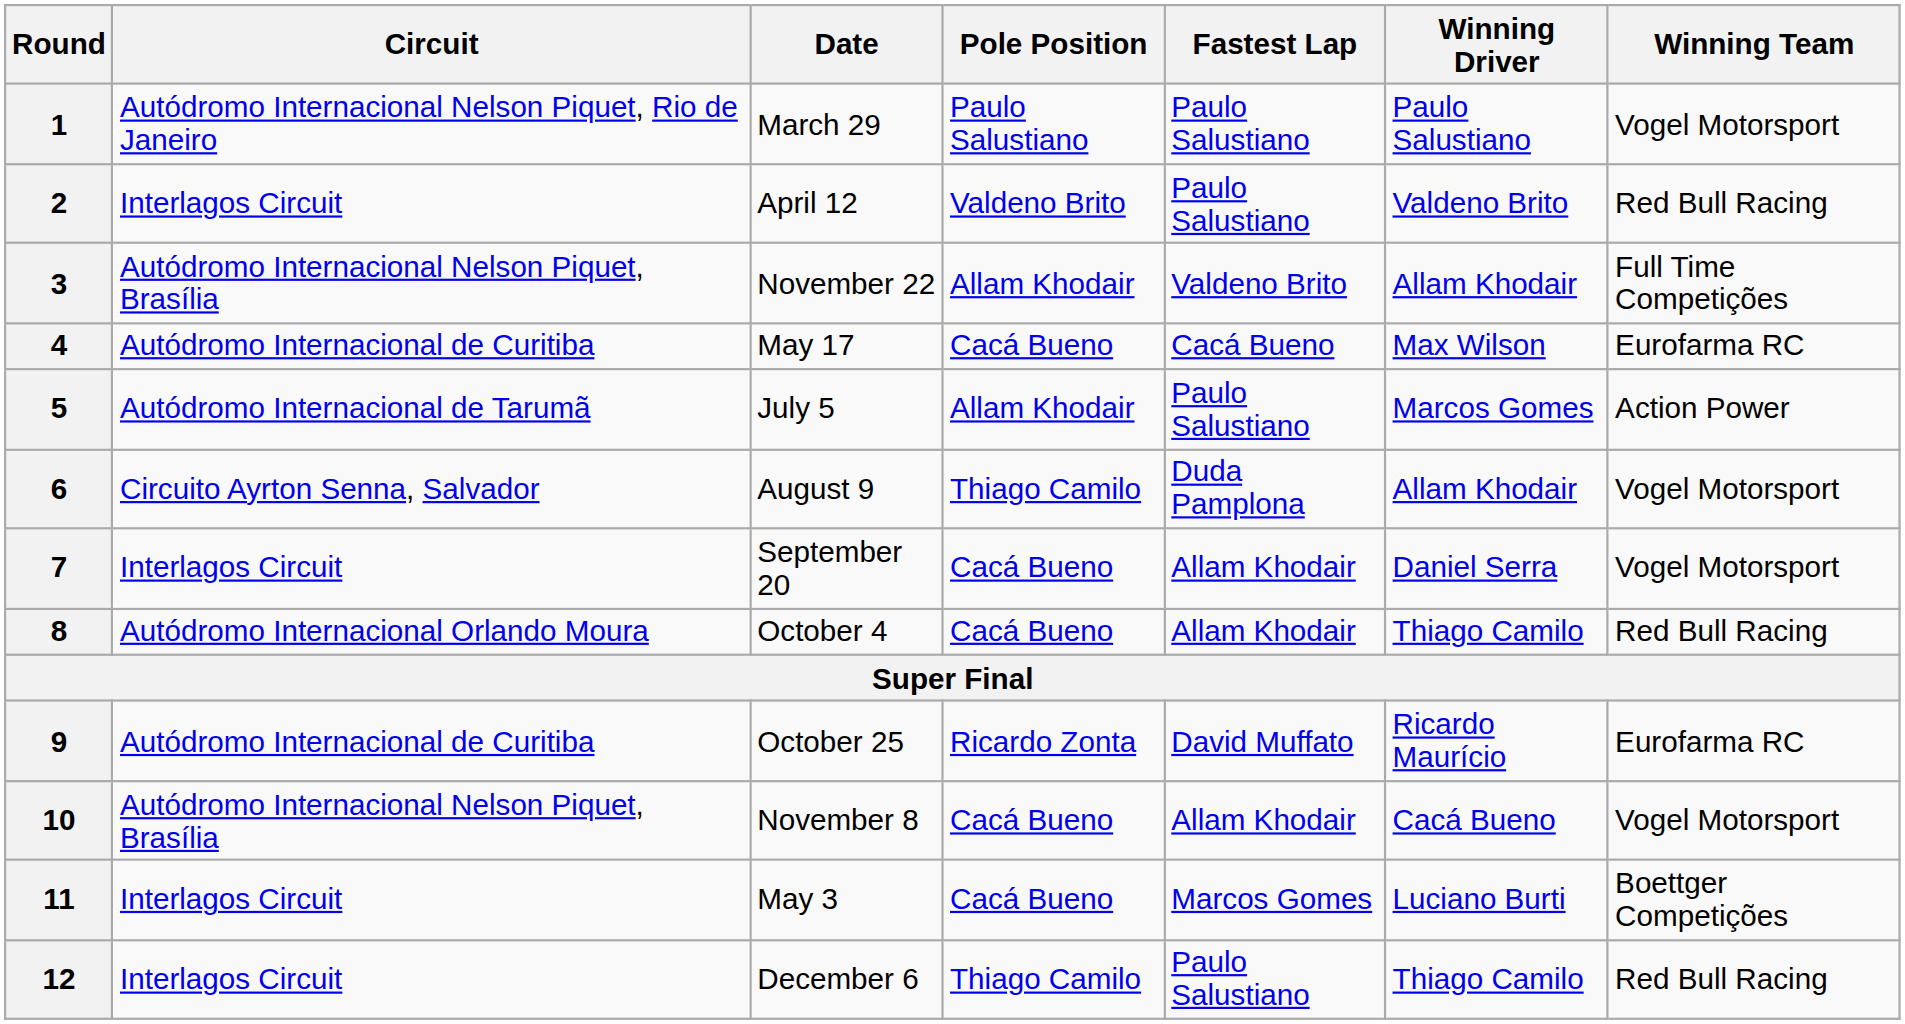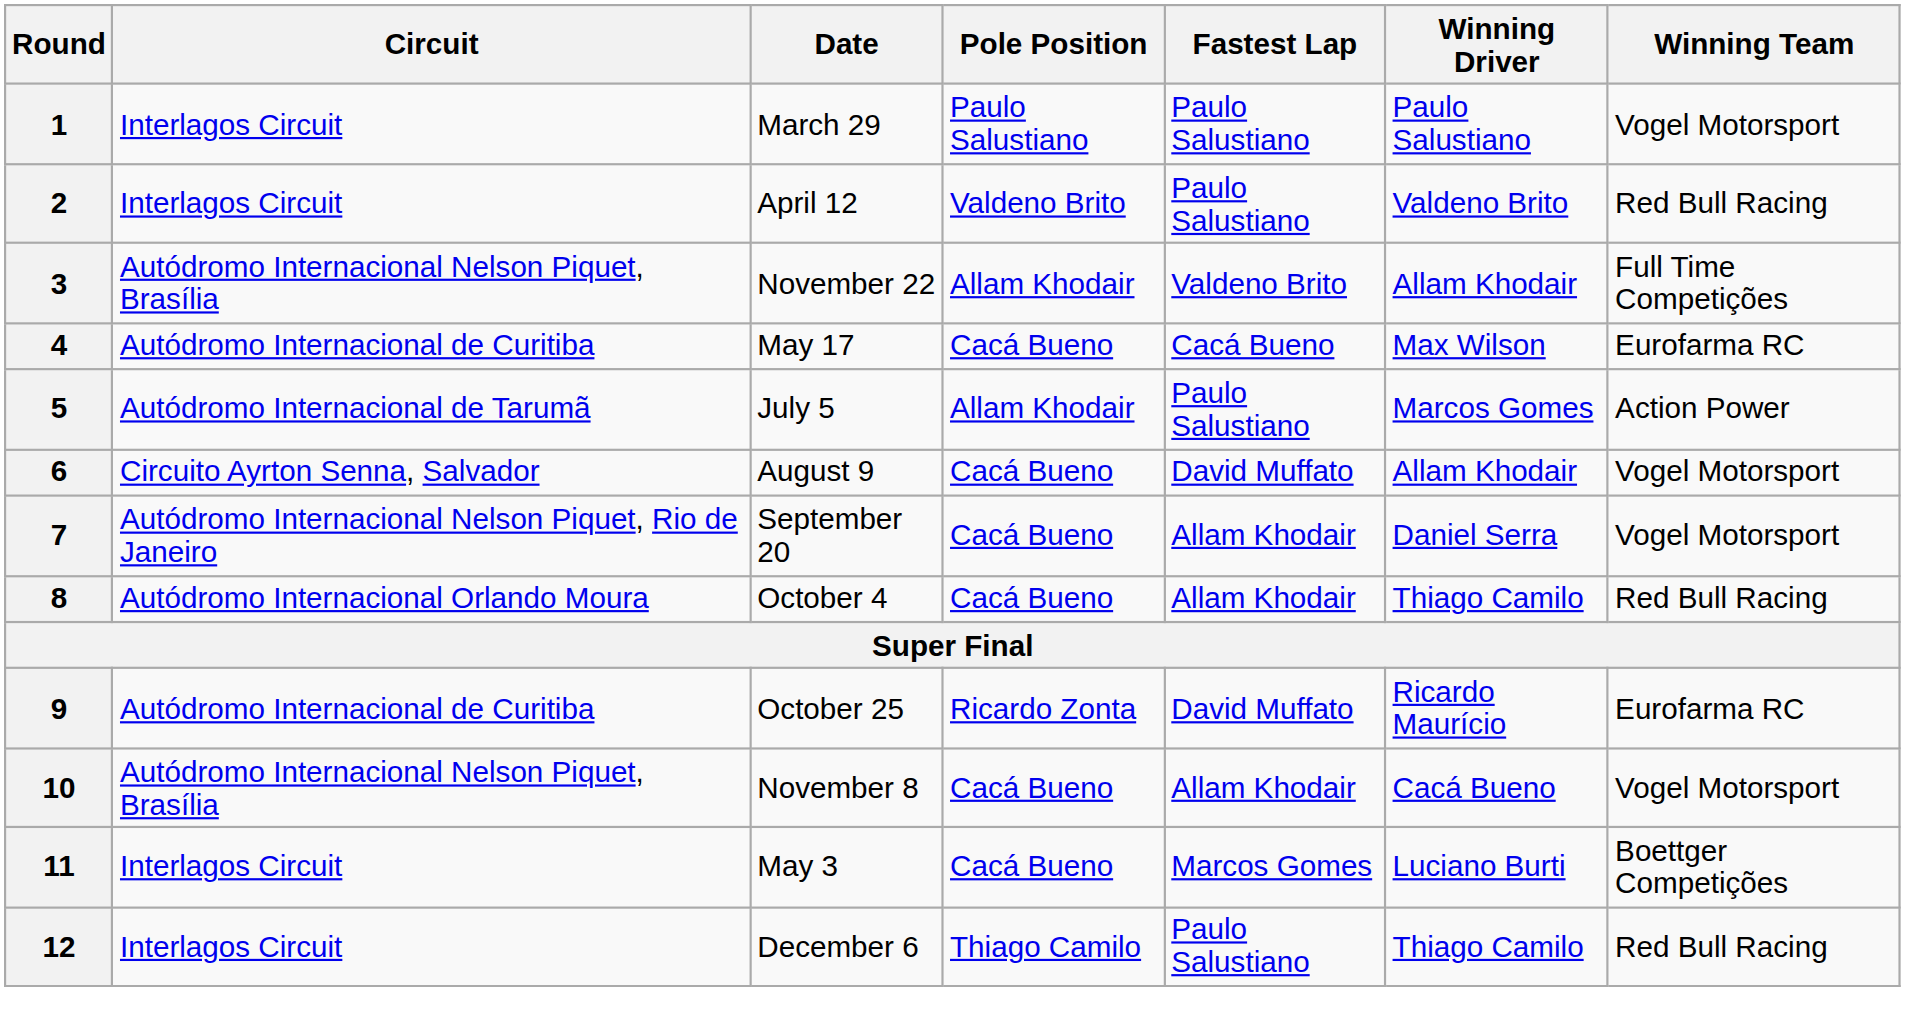(429, 124) Autódromo Internacional Nelson Piquet, Rio de Janeiro -> (231, 124) Interlagos Circuit
(1046, 488) Thiago Camilo -> (1032, 472) Cacá Bueno
(1238, 488) Duda Pamplona -> (1262, 472) David Muffato
(231, 568) Interlagos Circuit -> (429, 535) Autódromo Internacional Nelson Piquet, Rio de Janeiro
